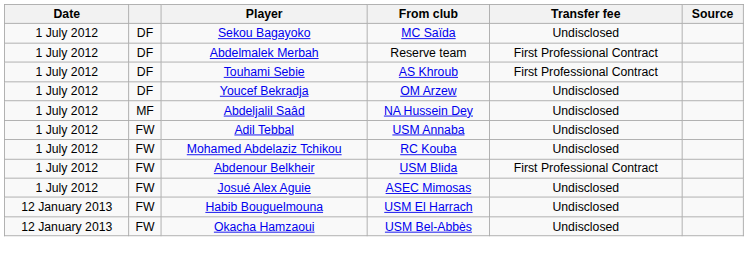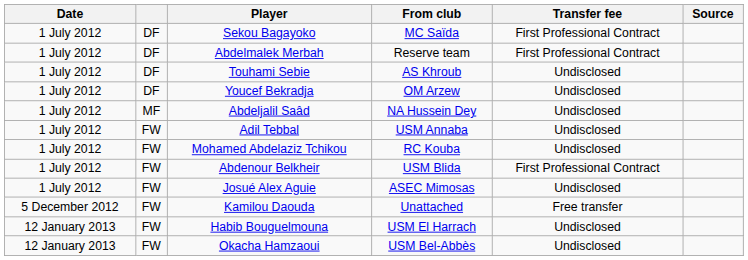(586, 33) Undisclosed -> (587, 33) First Professional Contract
(586, 72) First Professional Contract -> (587, 72) Undisclosed
+ row: (269, 207)
